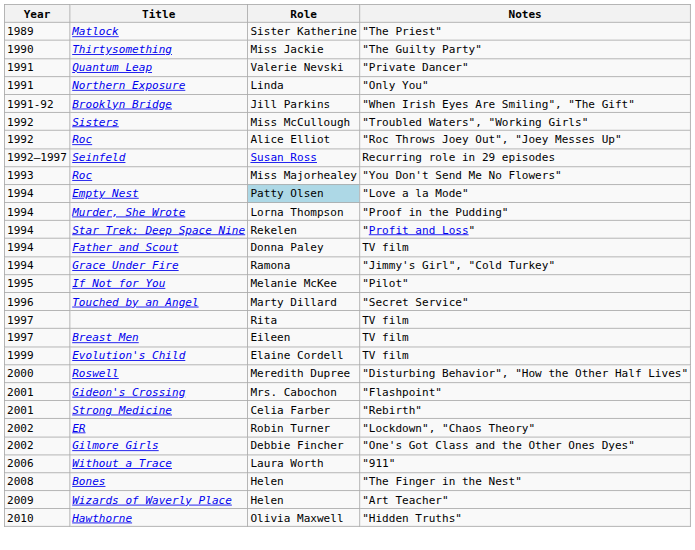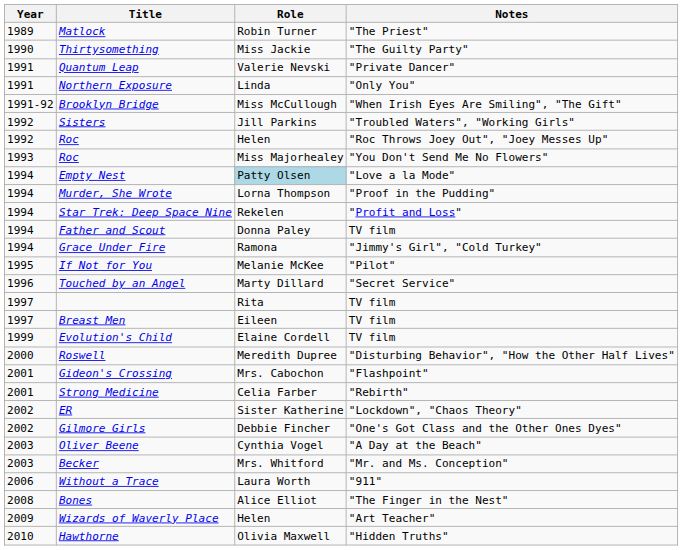(304, 31) Sister Katherine -> (277, 31) Robin Turner
(290, 103) Jill Parkins -> (287, 103) Miss McCullough
(300, 121) Miss McCullough -> (277, 121) Jill Parkins
(290, 139) Alice Elliot -> (254, 139) Helen
- row: (99, 158)
(290, 428) Robin Turner -> (290, 410) Sister Katherine
+ row: (99, 446)
+ row: (79, 464)
(267, 482) Helen -> (277, 500) Alice Elliot
